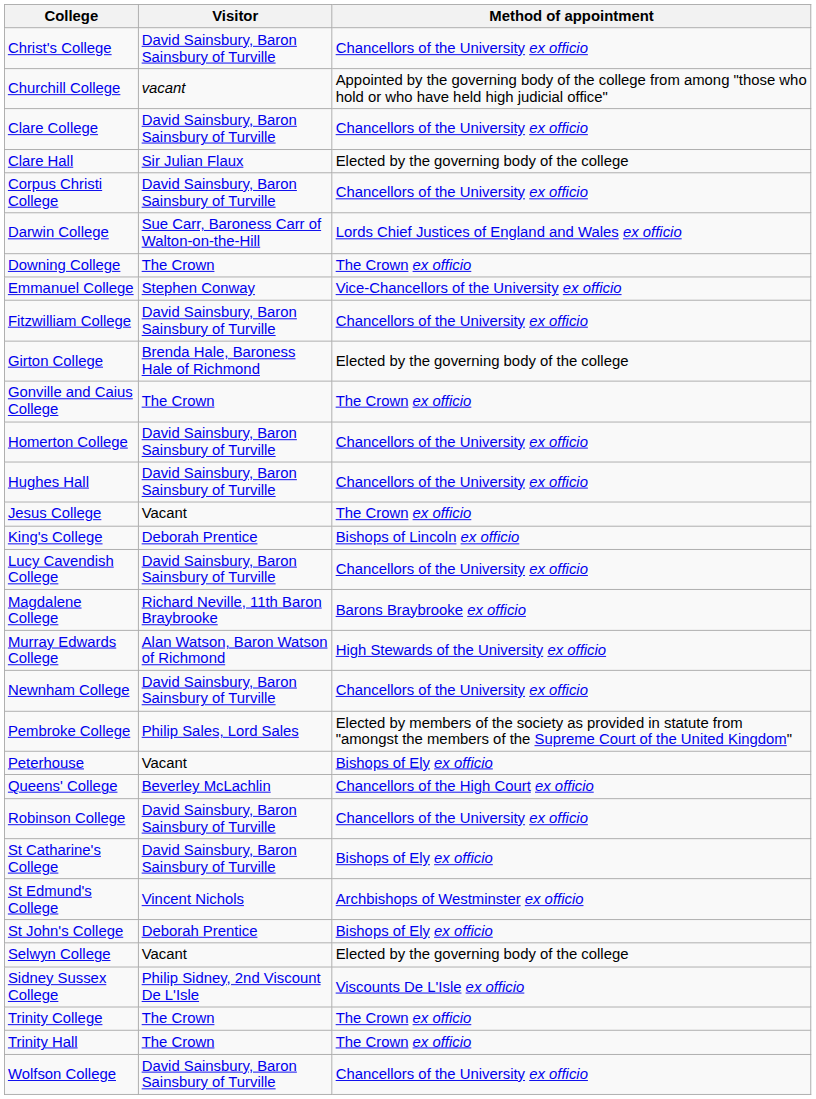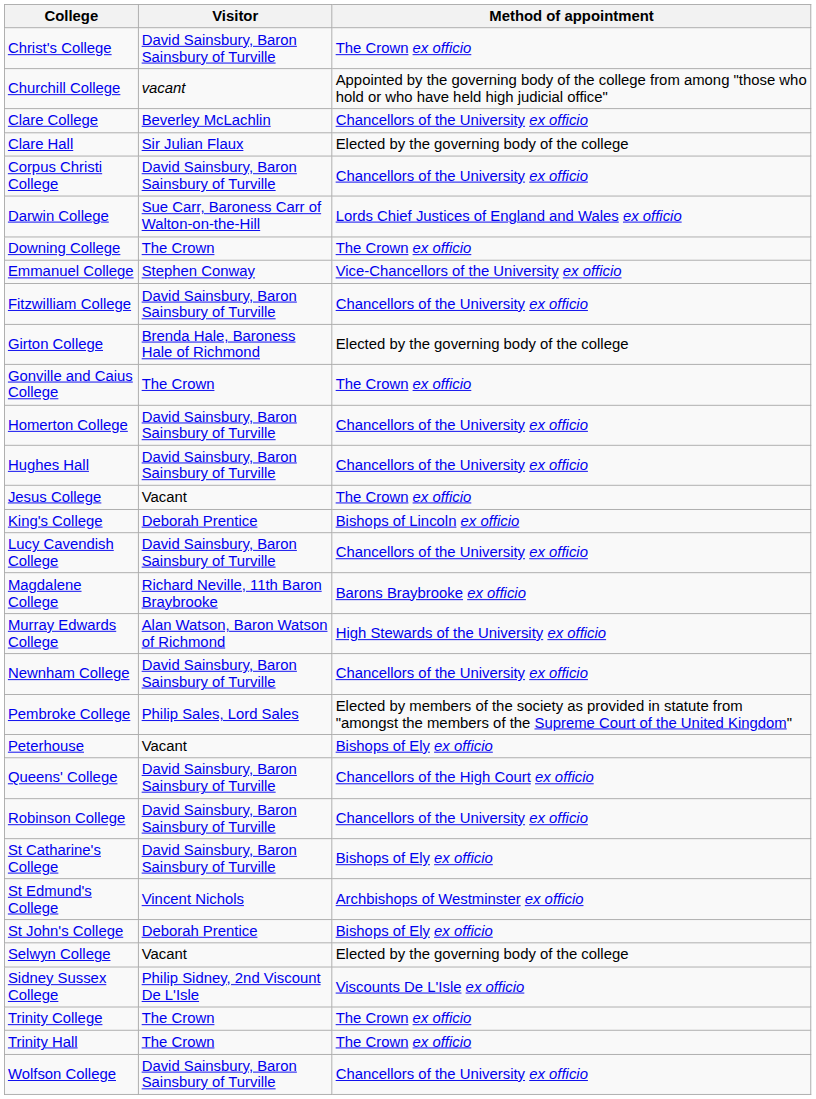(462, 48) Chancellors of the University ex officio -> (403, 48) The Crown ex officio
(219, 128) David Sainsbury, Baron Sainsbury of Turville -> (206, 120) Beverley McLachlin
(206, 786) Beverley McLachlin -> (219, 778) David Sainsbury, Baron Sainsbury of Turville
